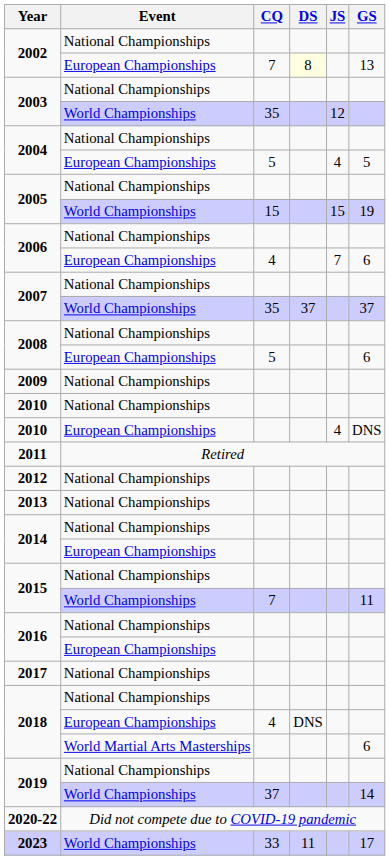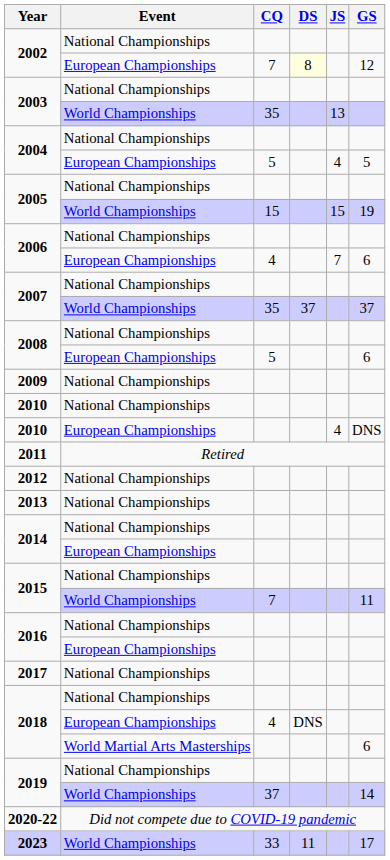(367, 65) 13 -> (367, 65) 12
(337, 114) 12 -> (337, 114) 13
